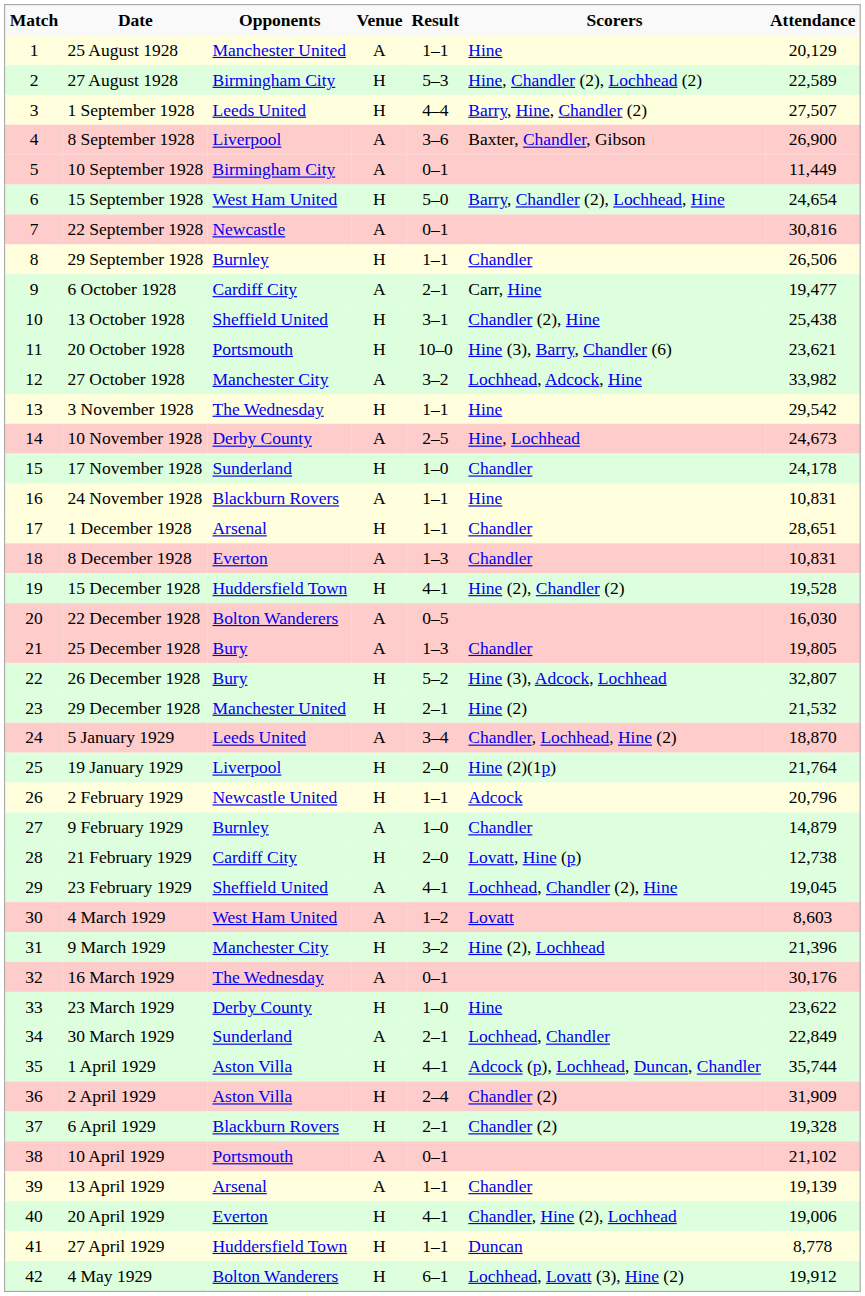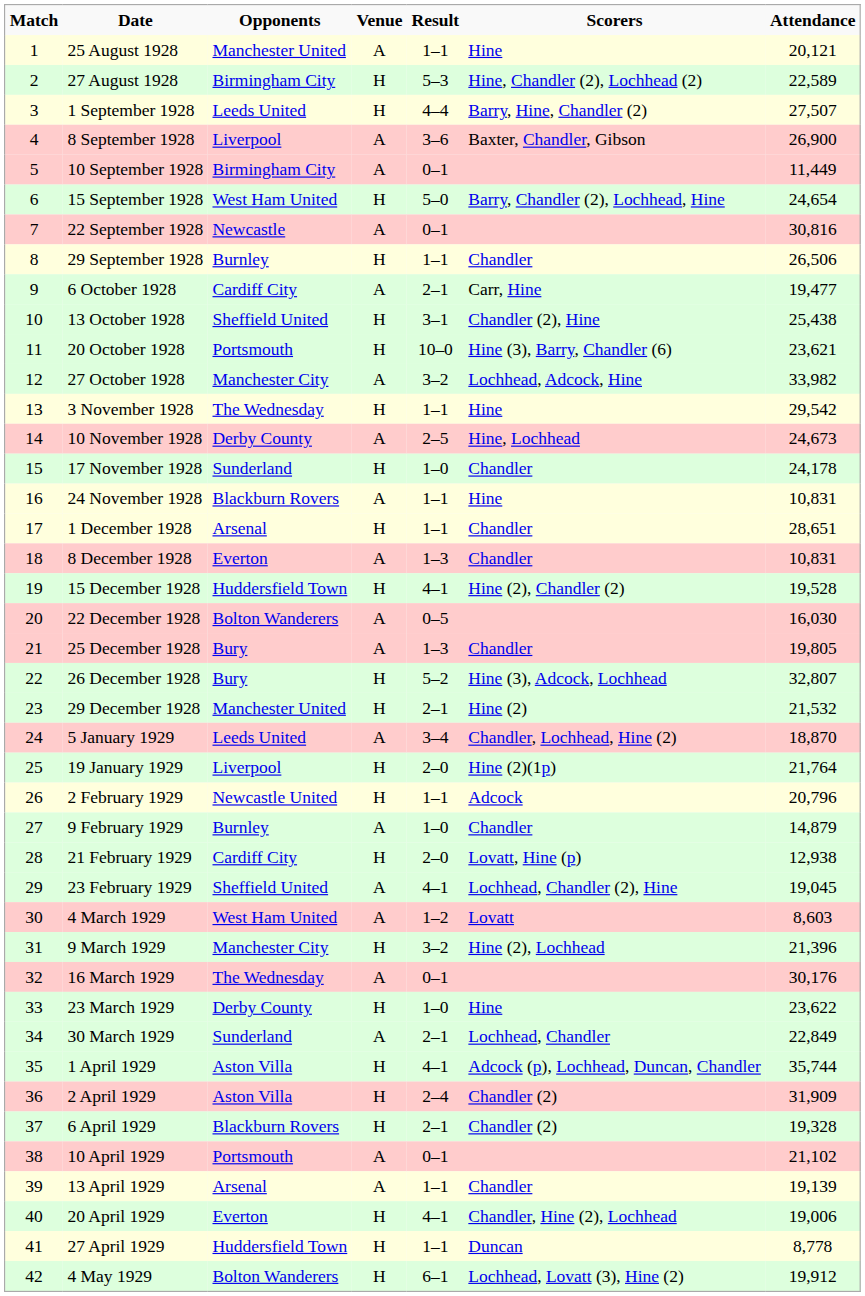(813, 50) 20,129 -> (813, 50) 20,121
(813, 857) 12,738 -> (813, 857) 12,938
